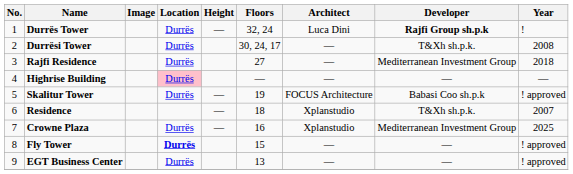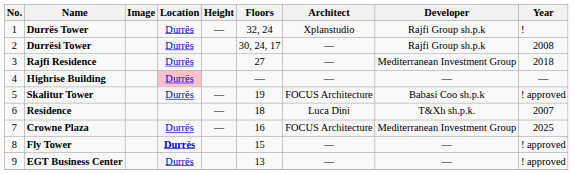(329, 29) Luca Dini -> (329, 29) Xplanstudio
(447, 29) bold -> (447, 29) normal
(447, 45) T&Xh sh.p.k. -> (447, 45) Rajfi Group sh.p.k
(329, 111) Xplanstudio -> (329, 111) Luca Dini
(329, 128) Xplanstudio -> (329, 128) FOCUS Architecture
